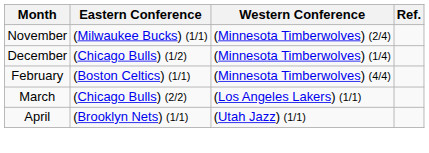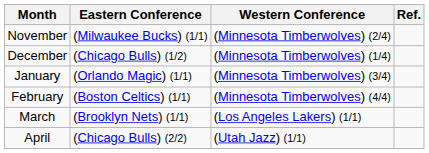+ row: (37, 76)
(130, 96) (Chicago Bulls) (2/2) -> (131, 117) (Brooklyn Nets) (1/1)
(131, 117) (Brooklyn Nets) (1/1) -> (130, 138) (Chicago Bulls) (2/2)
